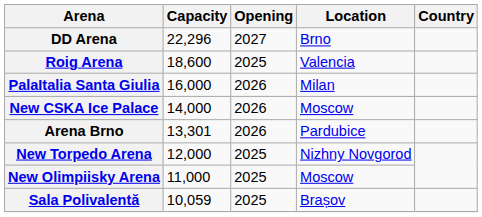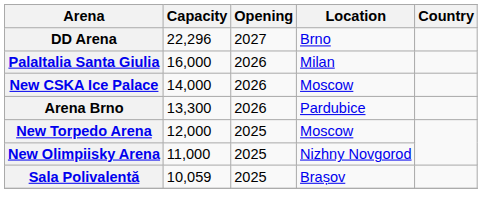- row: (84, 62)
(189, 131) 13,301 -> (189, 108) 13,300
(356, 154) Nizhny Novgorod -> (327, 131) Moscow
(327, 177) Moscow -> (356, 154) Nizhny Novgorod
